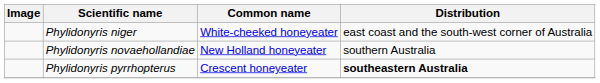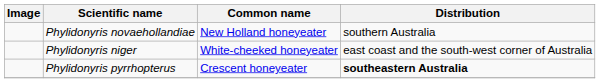rows swapped: (120, 50) <-> (91, 31)
